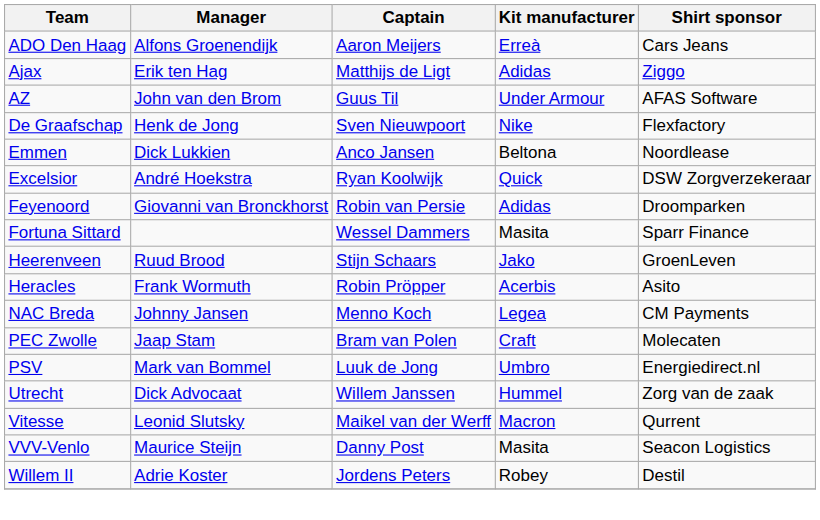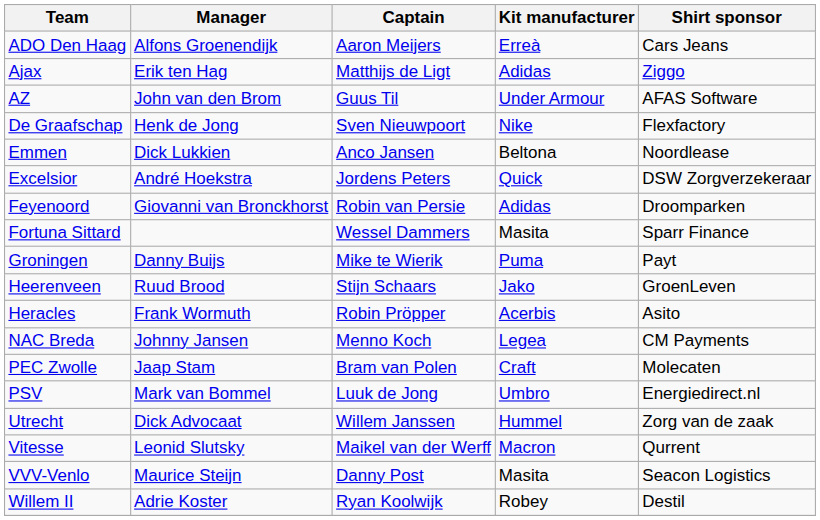(389, 179) Ryan Koolwijk -> (393, 179) Jordens Peters
+ row: (48, 260)
(393, 475) Jordens Peters -> (389, 502) Ryan Koolwijk
